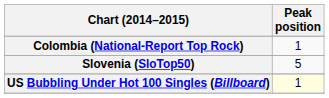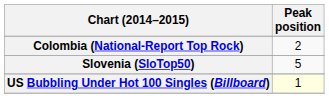(298, 45) 1 -> (298, 45) 2
